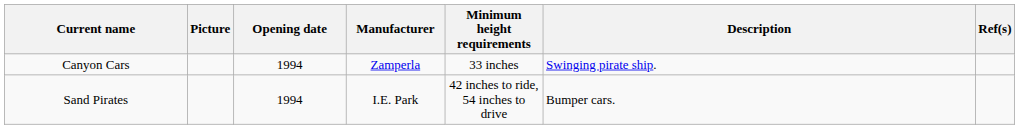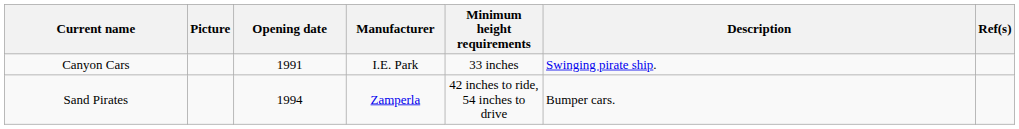(290, 64) 1994 -> (290, 64) 1991
(395, 64) Zamperla -> (395, 64) I.E. Park
(395, 99) I.E. Park -> (395, 99) Zamperla
